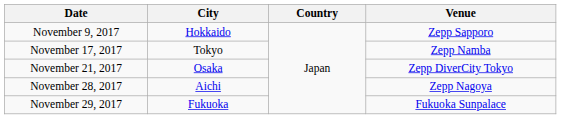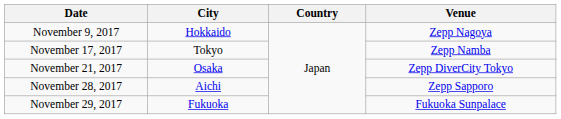(461, 31) Zepp Sapporo -> (461, 31) Zepp Nagoya
(461, 86) Zepp Nagoya -> (461, 86) Zepp Sapporo
